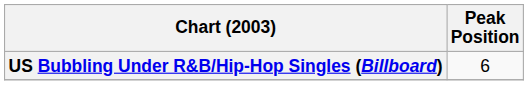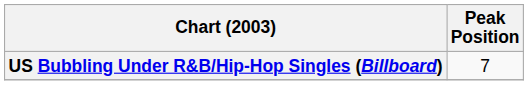(485, 65) 6 -> (485, 65) 7
